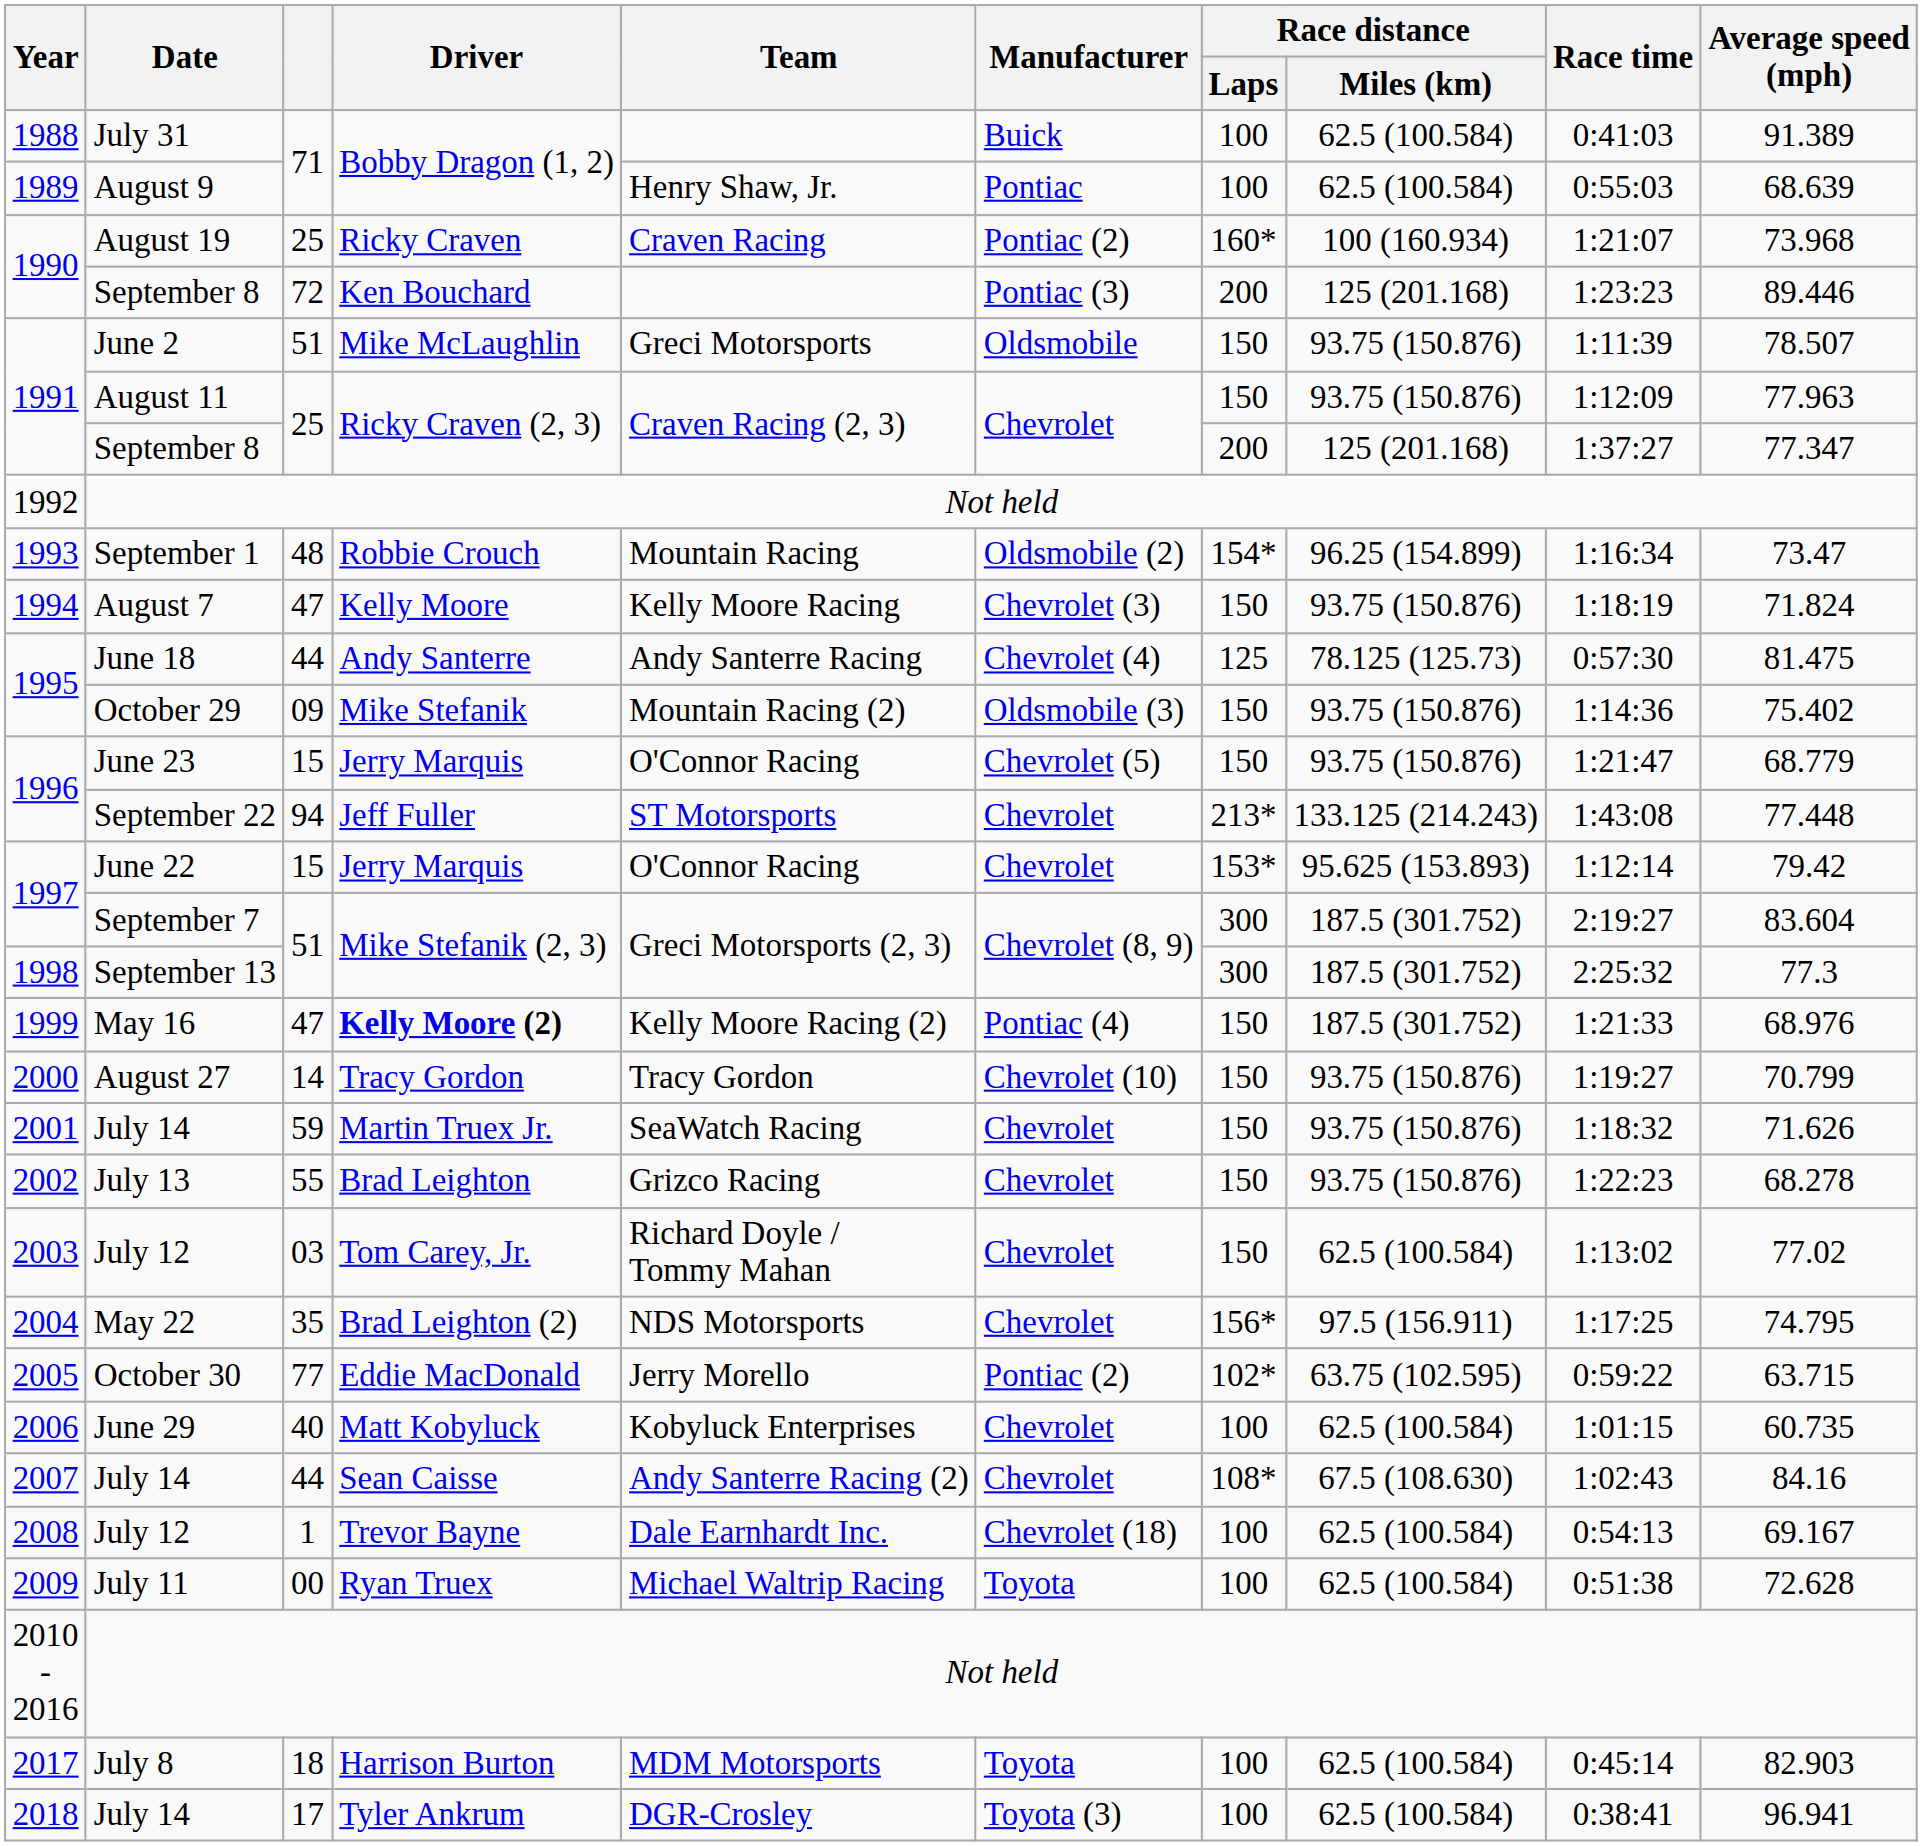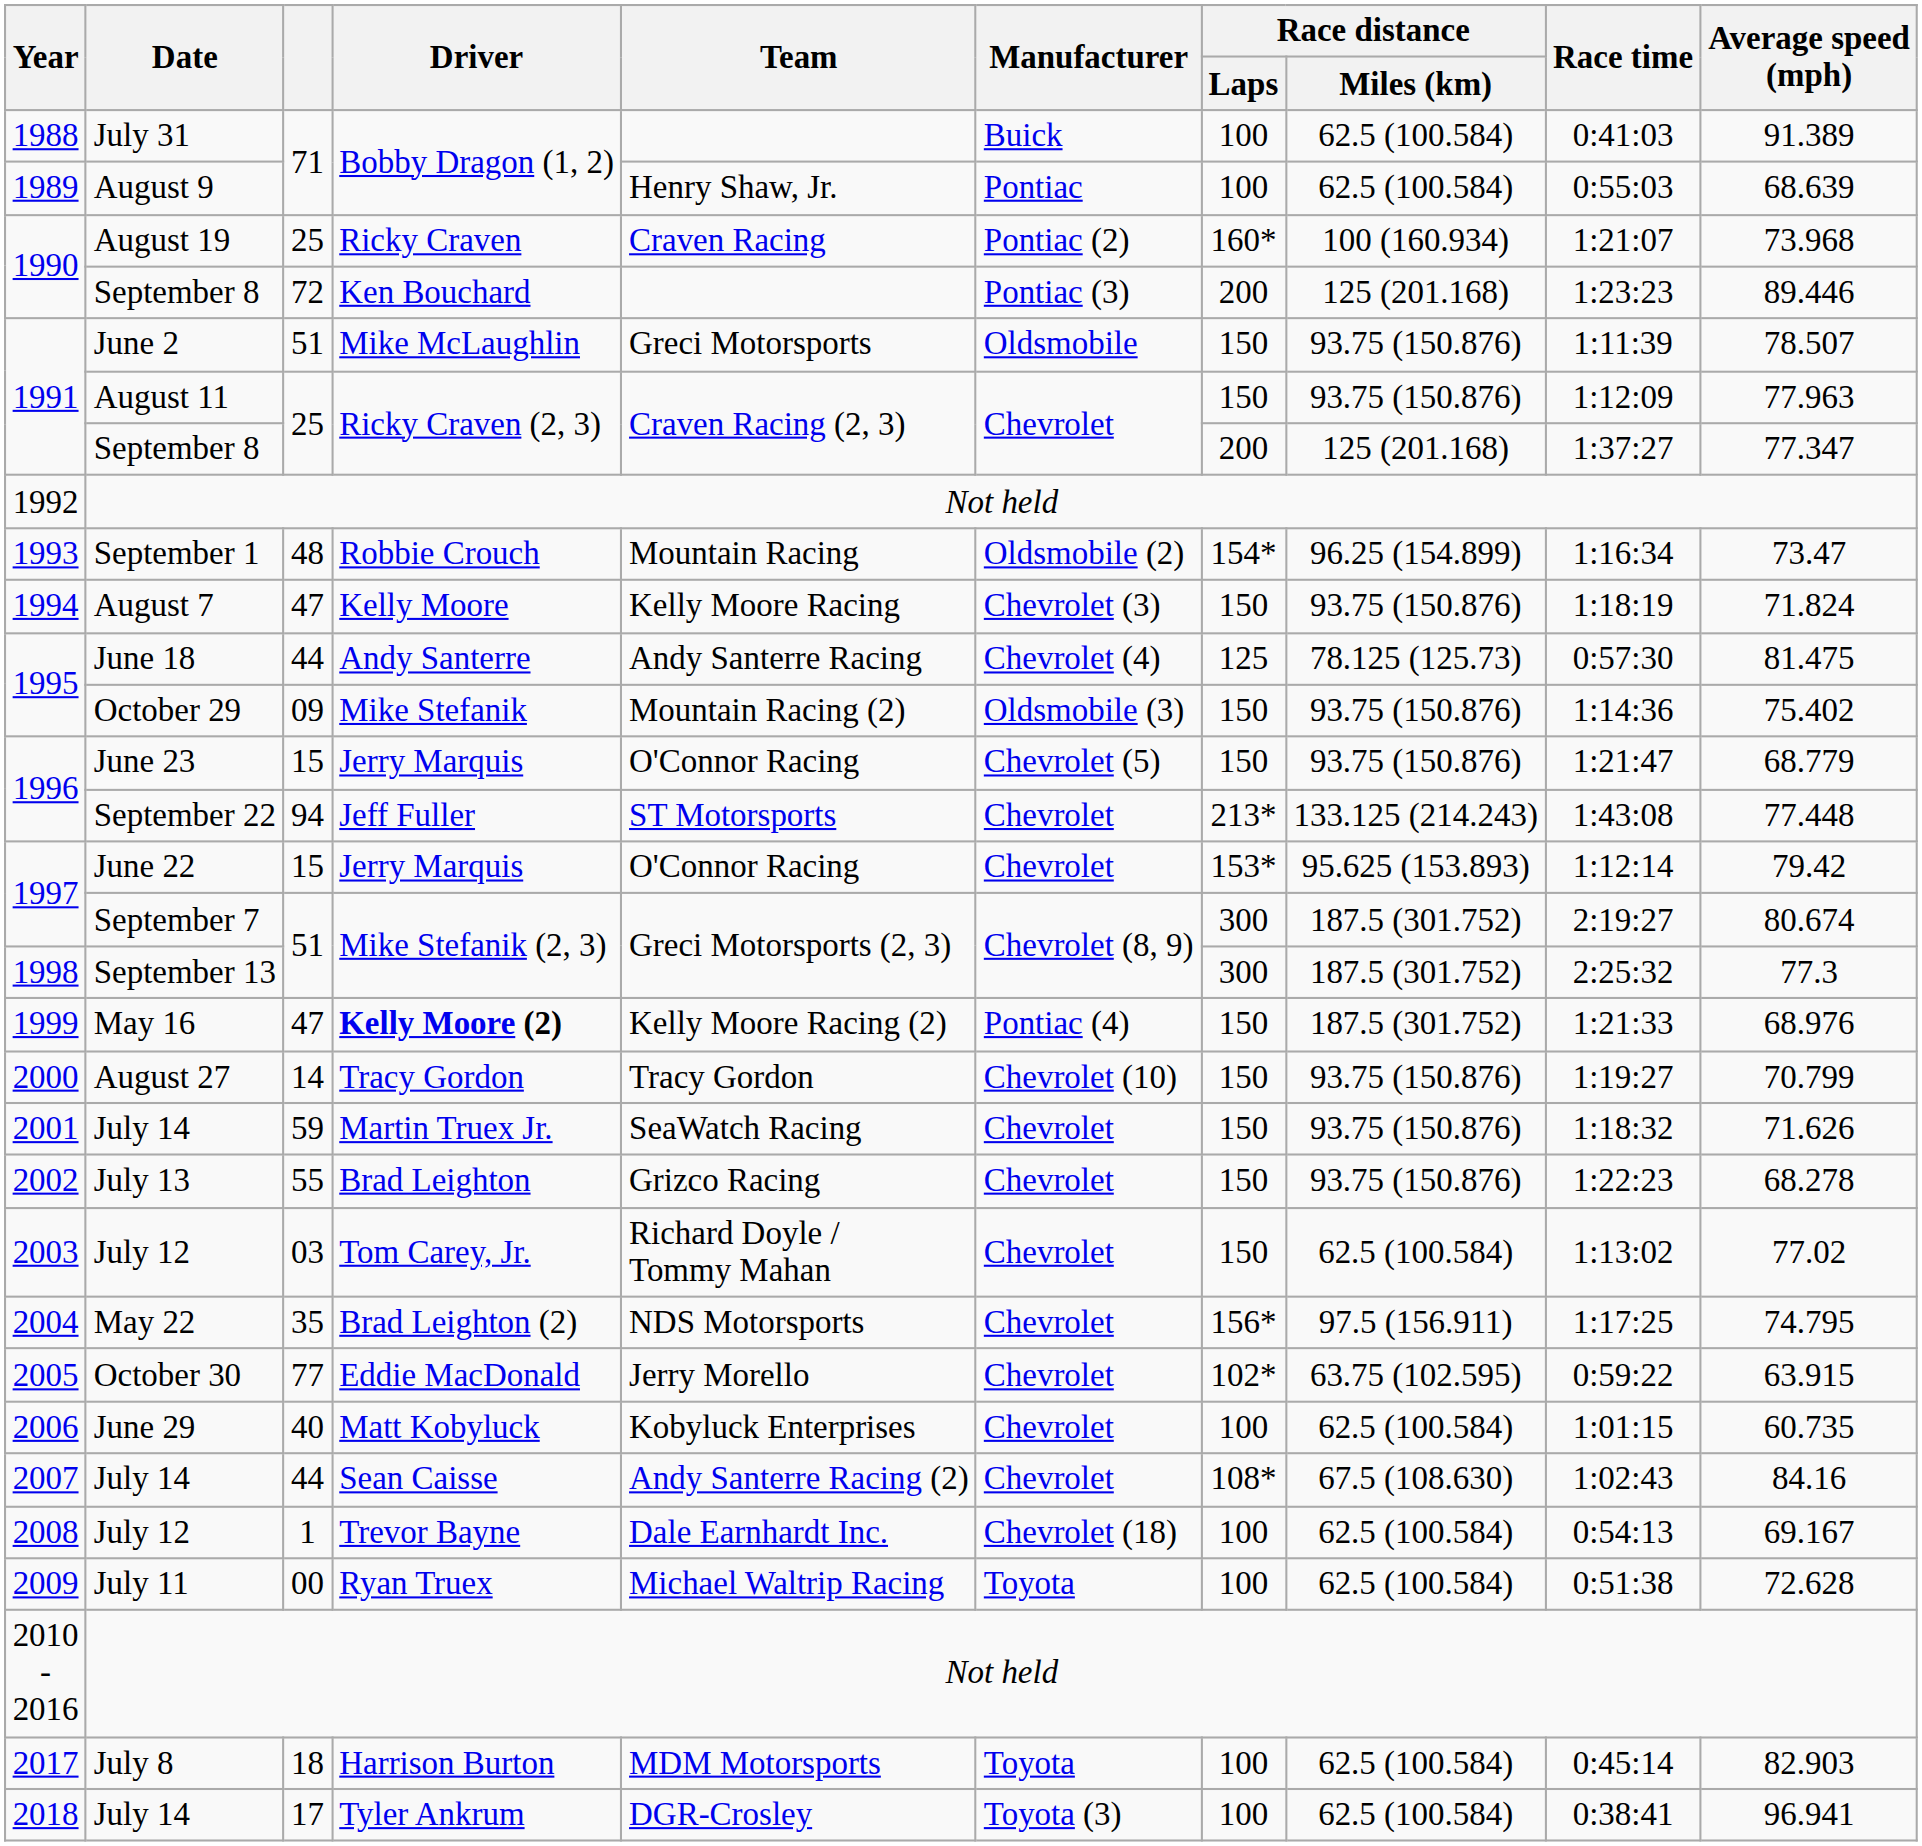(1809, 919) 83.604 -> (1809, 919) 80.674
(1057, 1374) Pontiac (2) -> (1049, 1374) Chevrolet
(1809, 1374) 63.715 -> (1809, 1374) 63.915
